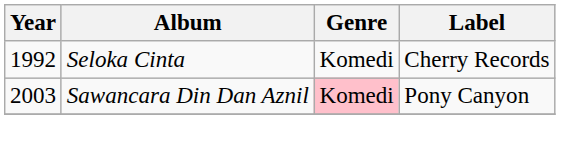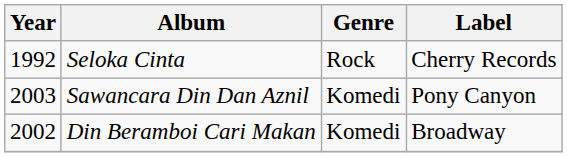(357, 59) Komedi -> (351, 59) Rock
(357, 95) pink background -> (363, 95) no background
+ row: (191, 132)
